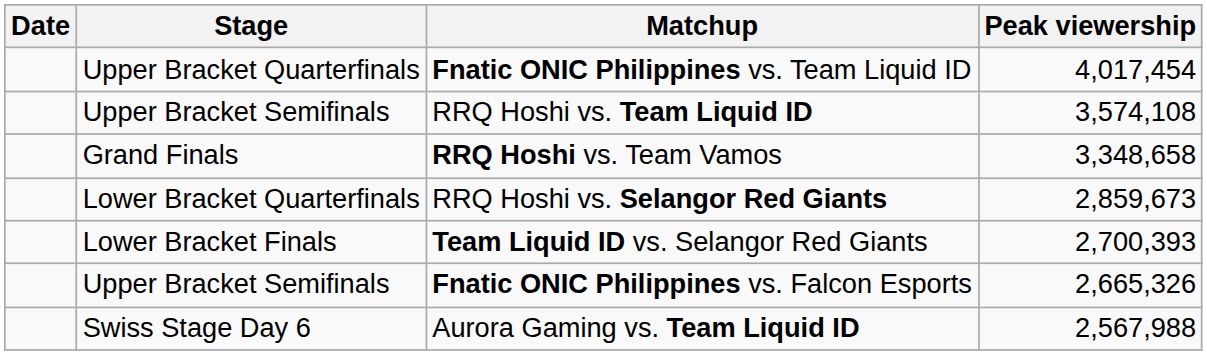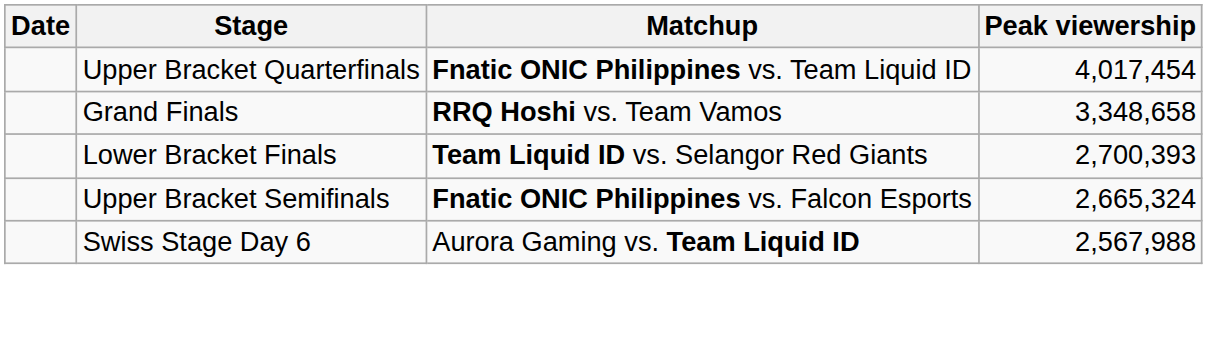- row: (622, 112)
- row: (660, 198)
(1136, 284) 2,665,326 -> (1136, 198) 2,665,324
